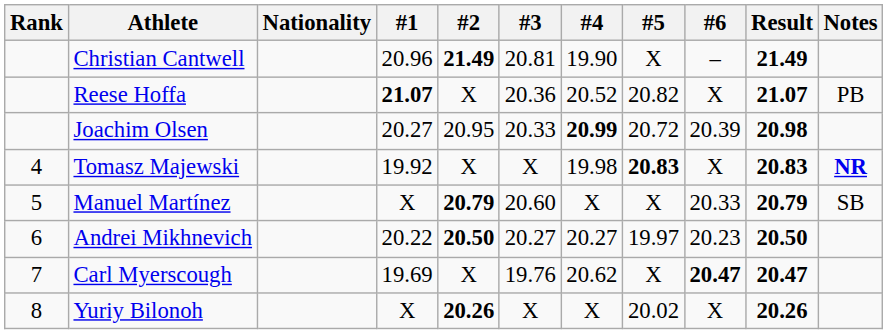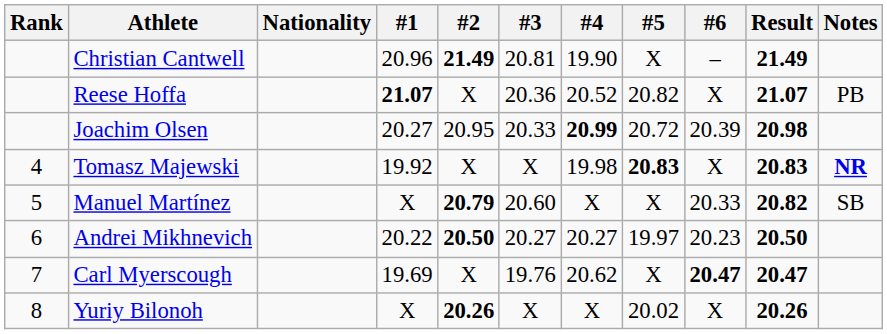(782, 202) 20.79 -> (782, 202) 20.82
